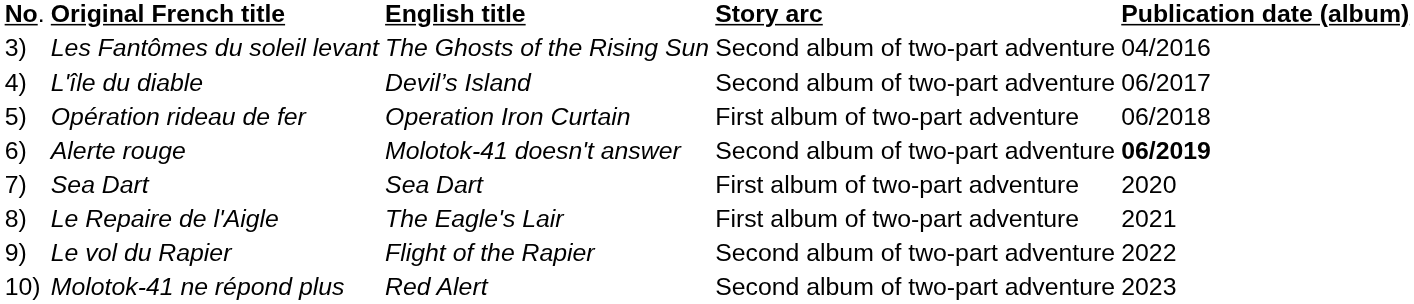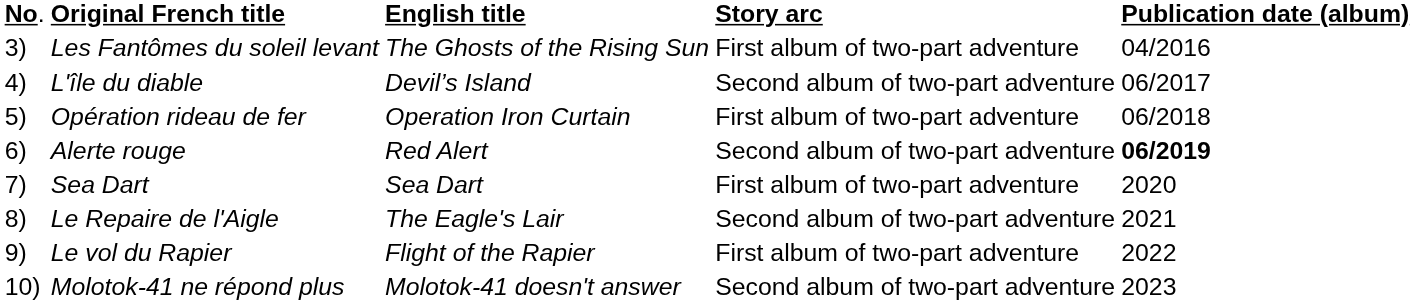(915, 48) Second album of two-part adventure -> (897, 48) First album of two-part adventure
(533, 150) Molotok-41 doesn't answer -> (436, 150) Red Alert
(897, 218) First album of two-part adventure -> (915, 218) Second album of two-part adventure
(915, 253) Second album of two-part adventure -> (897, 253) First album of two-part adventure
(436, 287) Red Alert -> (533, 287) Molotok-41 doesn't answer
